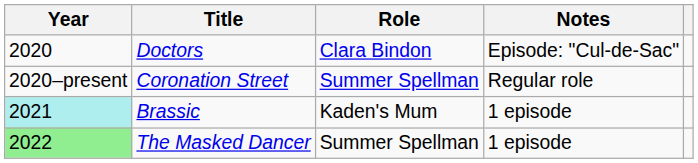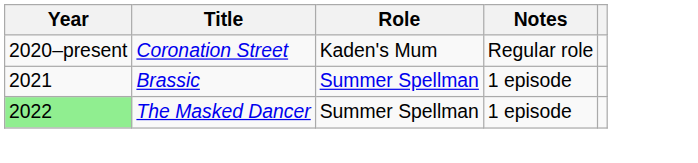- row: (170, 50)
(399, 81) Summer Spellman -> (379, 50) Kaden's Mum
(31, 111) paleturquoise background -> (31, 81) no background
(379, 111) Kaden's Mum -> (399, 81) Summer Spellman
